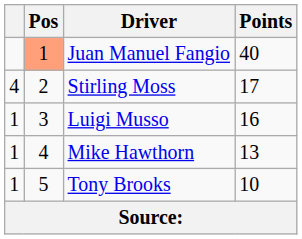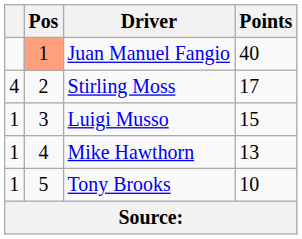(249, 119) 16 -> (249, 119) 15
